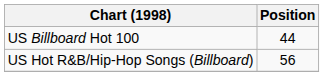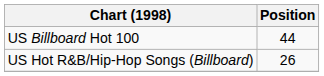(288, 60) 56 -> (288, 60) 26
